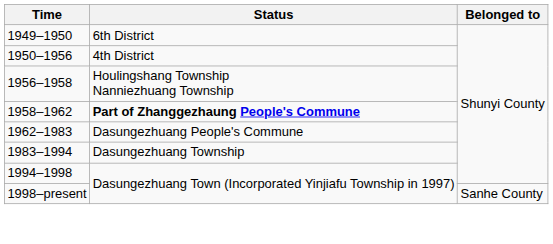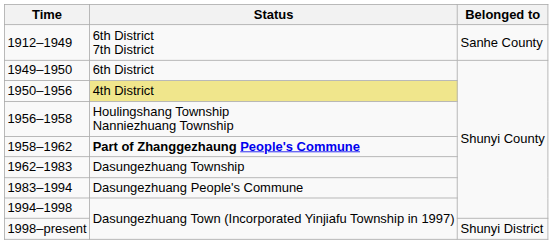+ row: (40, 42)
(123, 55) no background -> (123, 91) khaki background
(198, 132) Dasungezhuang People's Commune -> (169, 167) Dasungezhuang Township
(169, 152) Dasungezhuang Township -> (198, 187) Dasungezhuang People's Commune
(502, 193) Sanhe County -> (502, 228) Shunyi District
